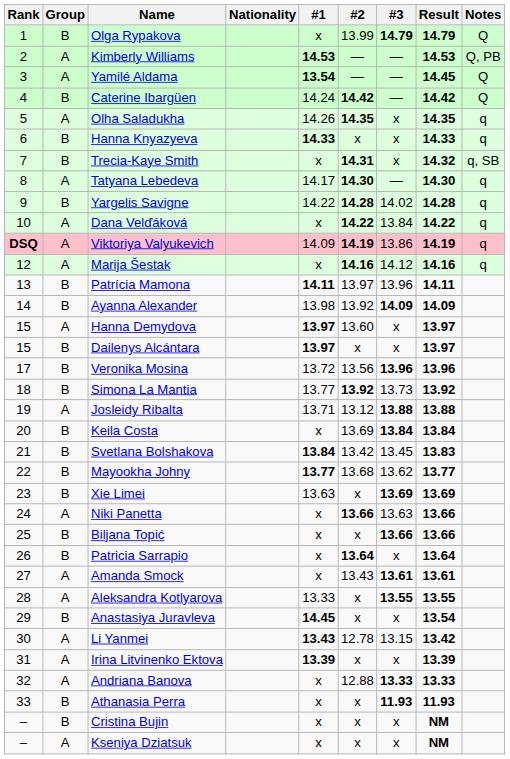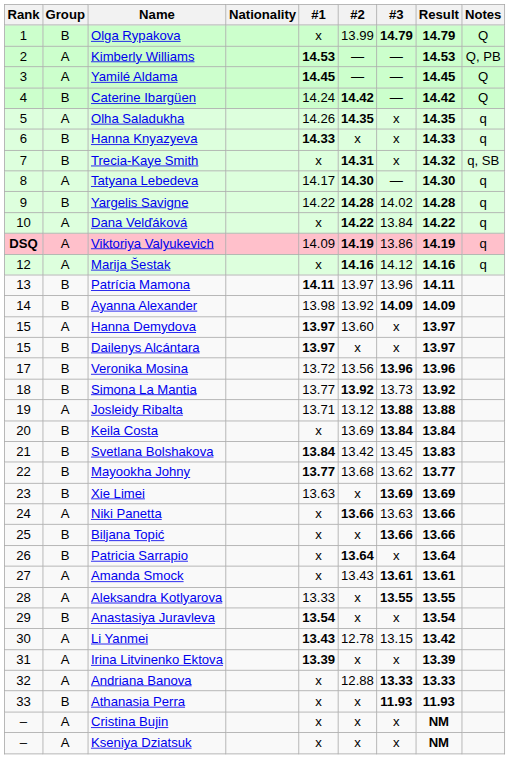(319, 77) 13.54 -> (319, 77) 14.45
(319, 618) 14.45 -> (319, 618) 13.54
(65, 722) B -> (65, 722) A
